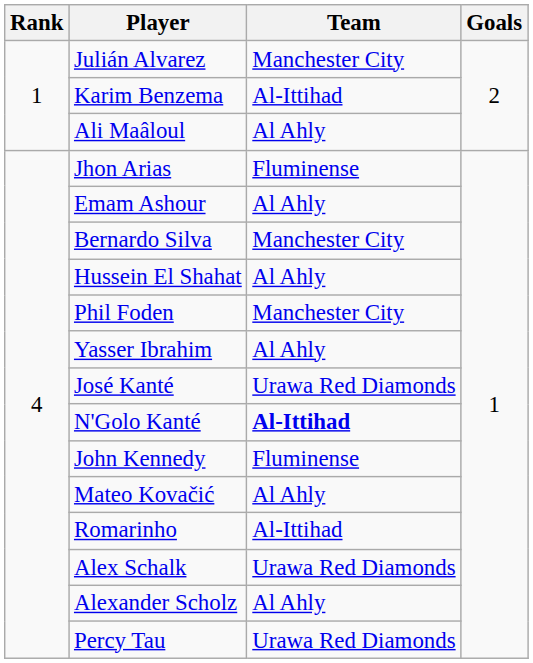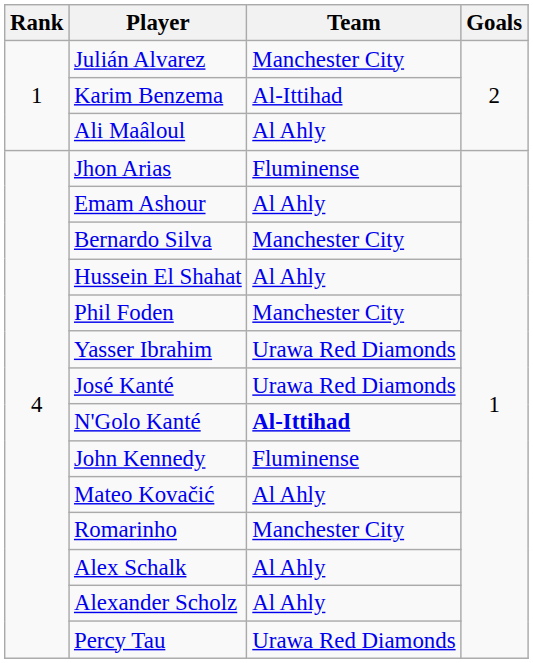(289, 349) Al Ahly -> (354, 349) Urawa Red Diamonds
(297, 530) Al-Ittihad -> (328, 530) Manchester City
(354, 566) Urawa Red Diamonds -> (289, 566) Al Ahly
